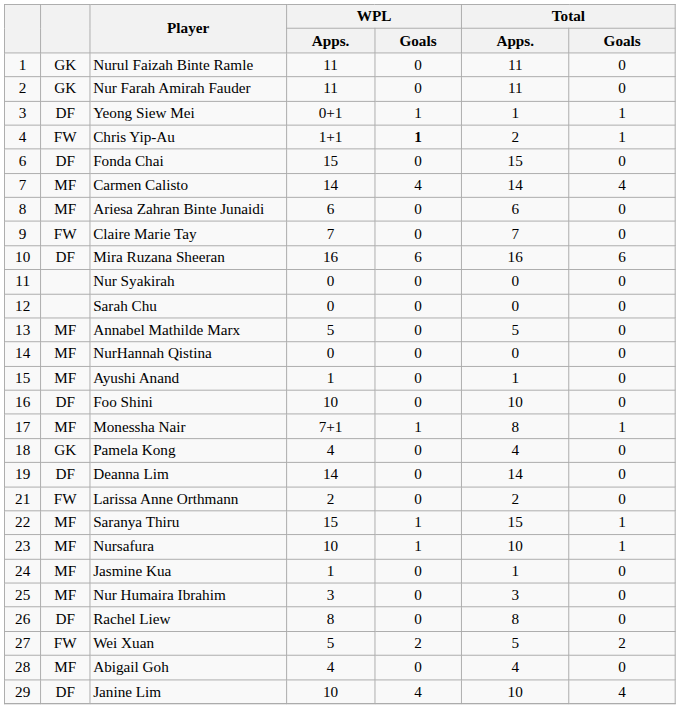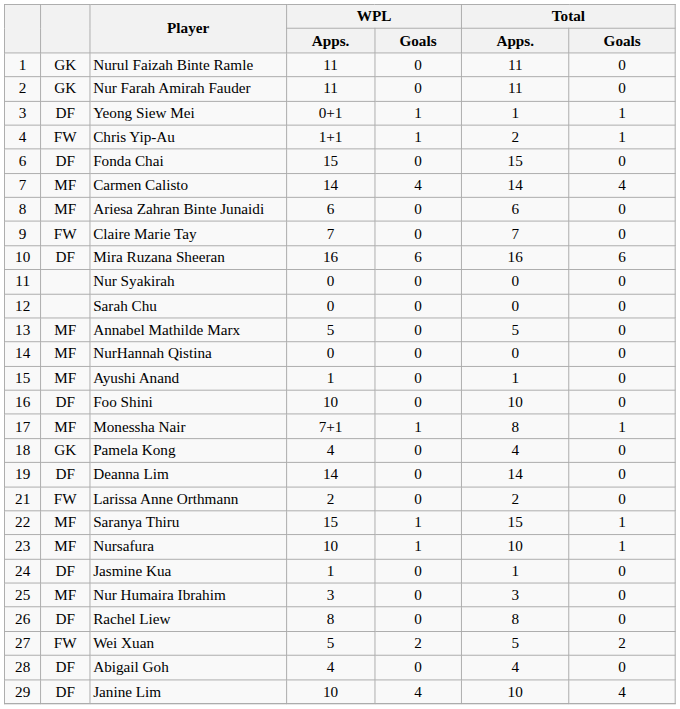(418, 137) bold -> (418, 137) normal
(65, 570) MF -> (65, 570) DF
(65, 667) MF -> (65, 667) DF
